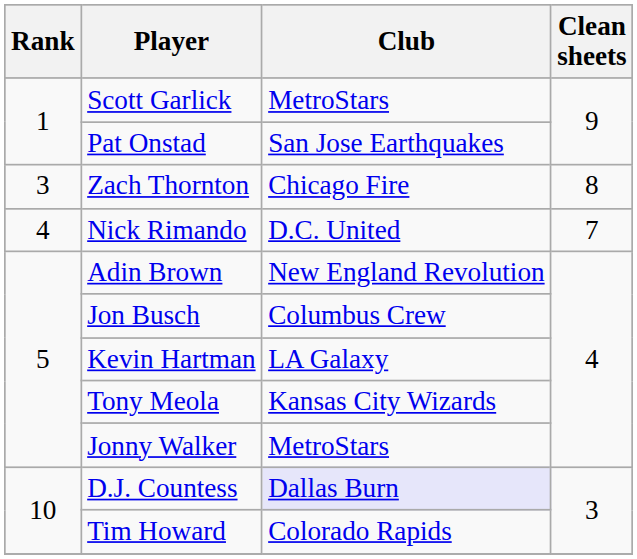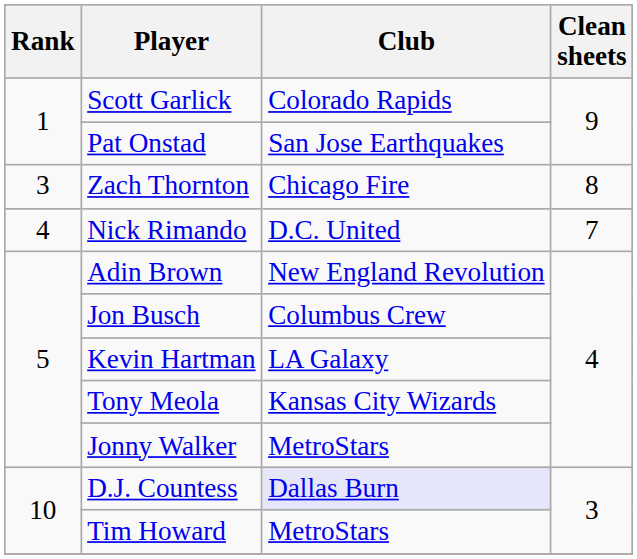(329, 99) MetroStars -> (360, 99) Colorado Rapids
(360, 531) Colorado Rapids -> (329, 531) MetroStars
